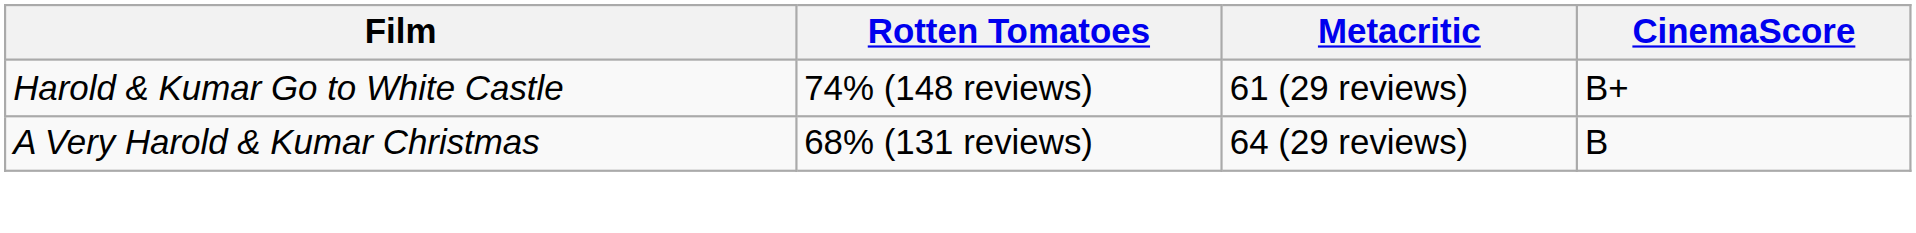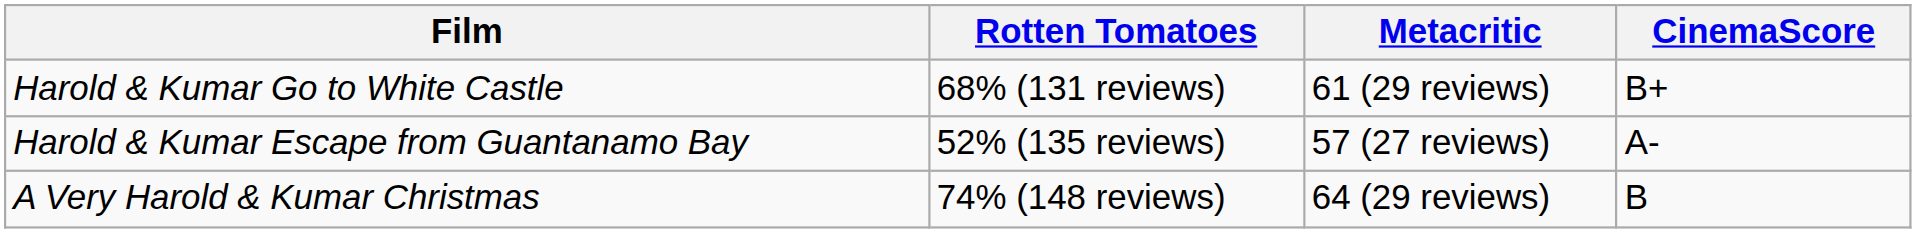(949, 87) 74% (148 reviews) -> (1081, 87) 68% (131 reviews)
+ row: (381, 142)
(949, 142) 68% (131 reviews) -> (1081, 198) 74% (148 reviews)
